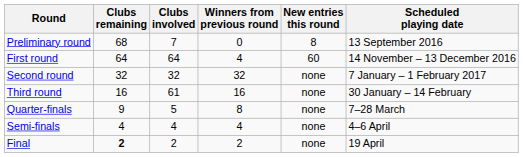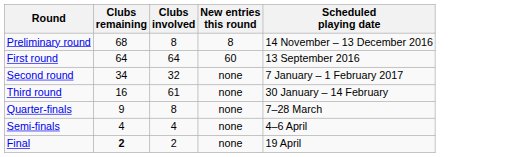- column: (239, 19)
(174, 42) 7 -> (174, 42) 8
(396, 42) 13 September 2016 -> (349, 42) 14 November – 13 December 2016
(432, 59) 14 November – 13 December 2016 -> (313, 59) 13 September 2016
(121, 76) 32 -> (121, 76) 34
(174, 110) 5 -> (174, 110) 8
